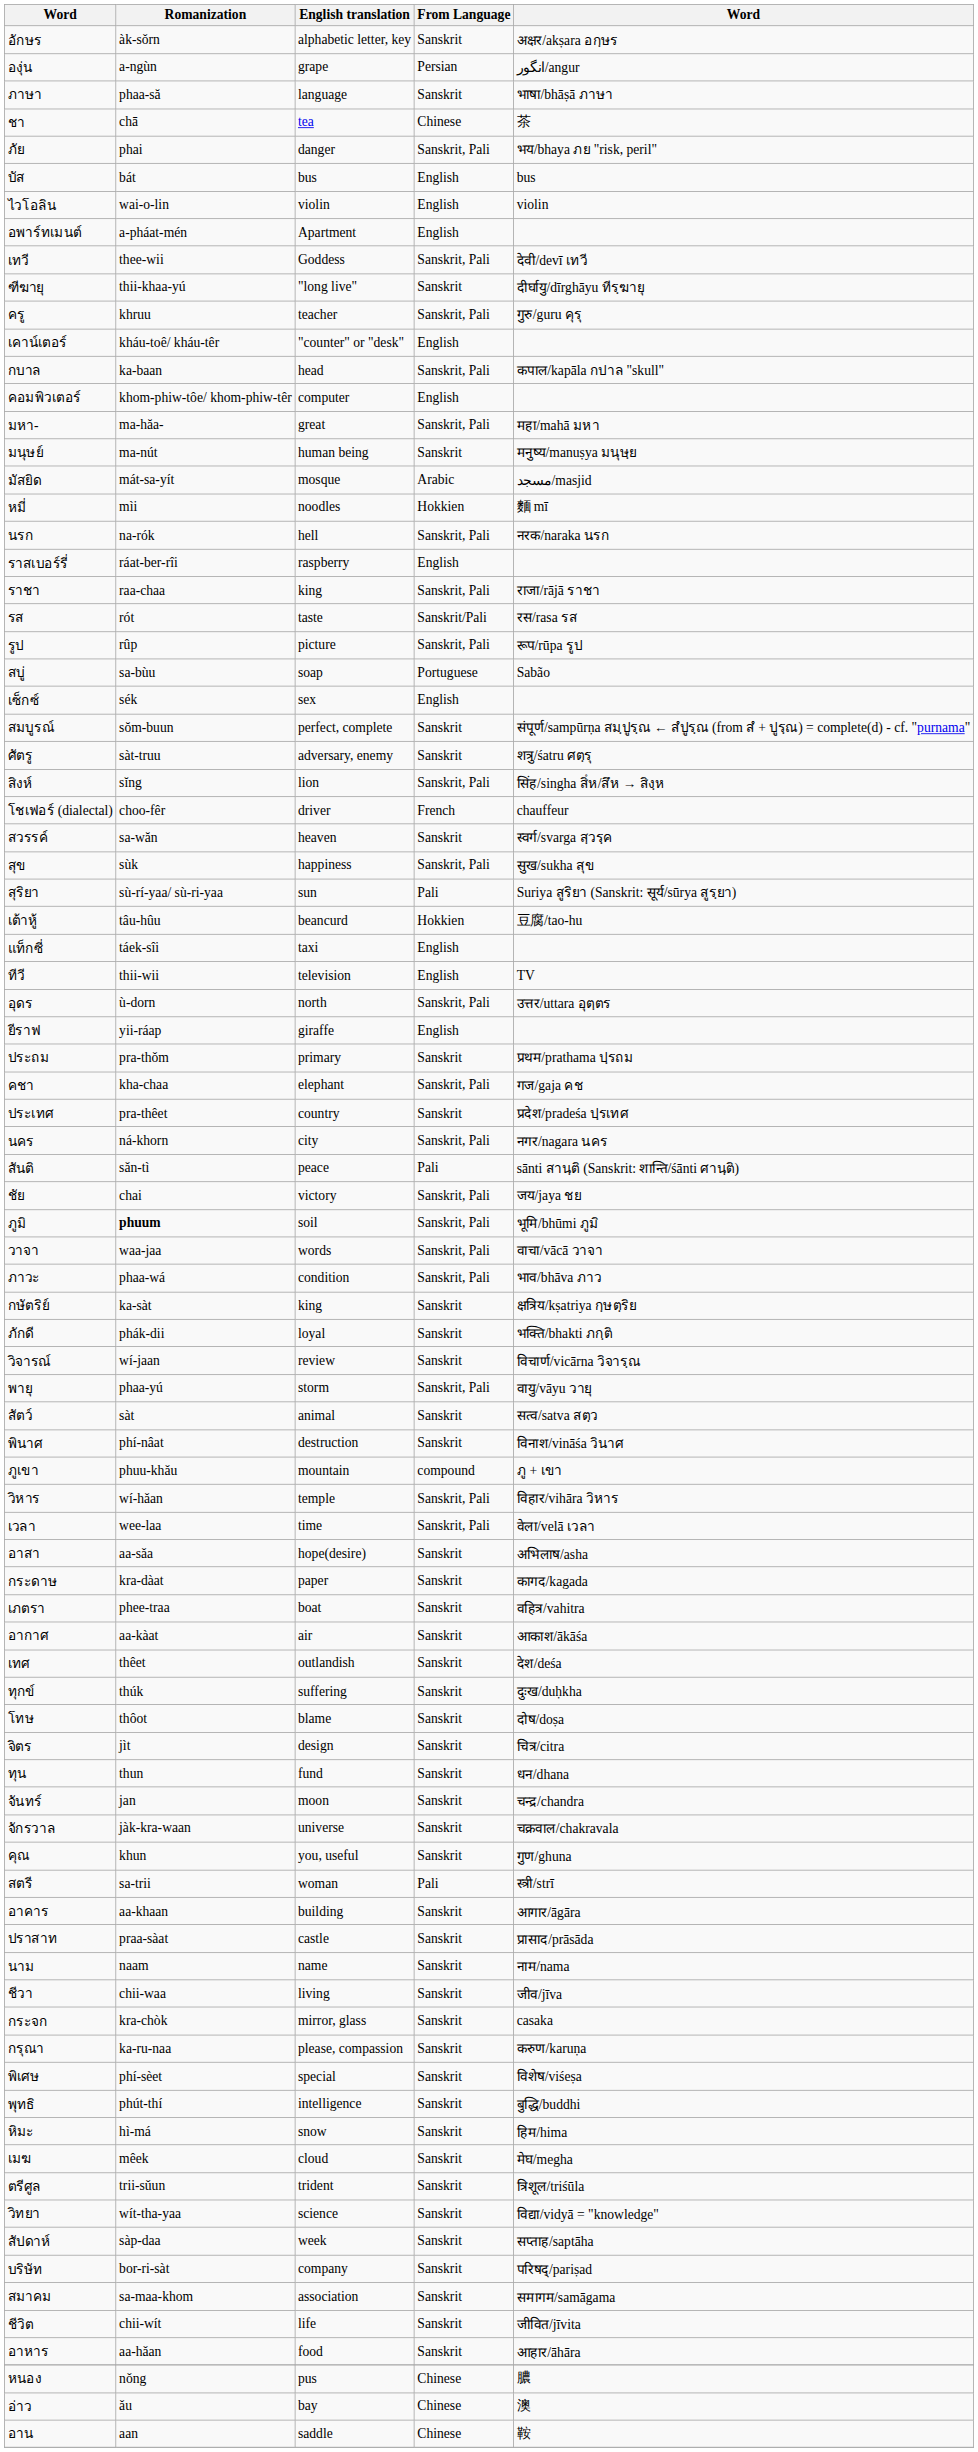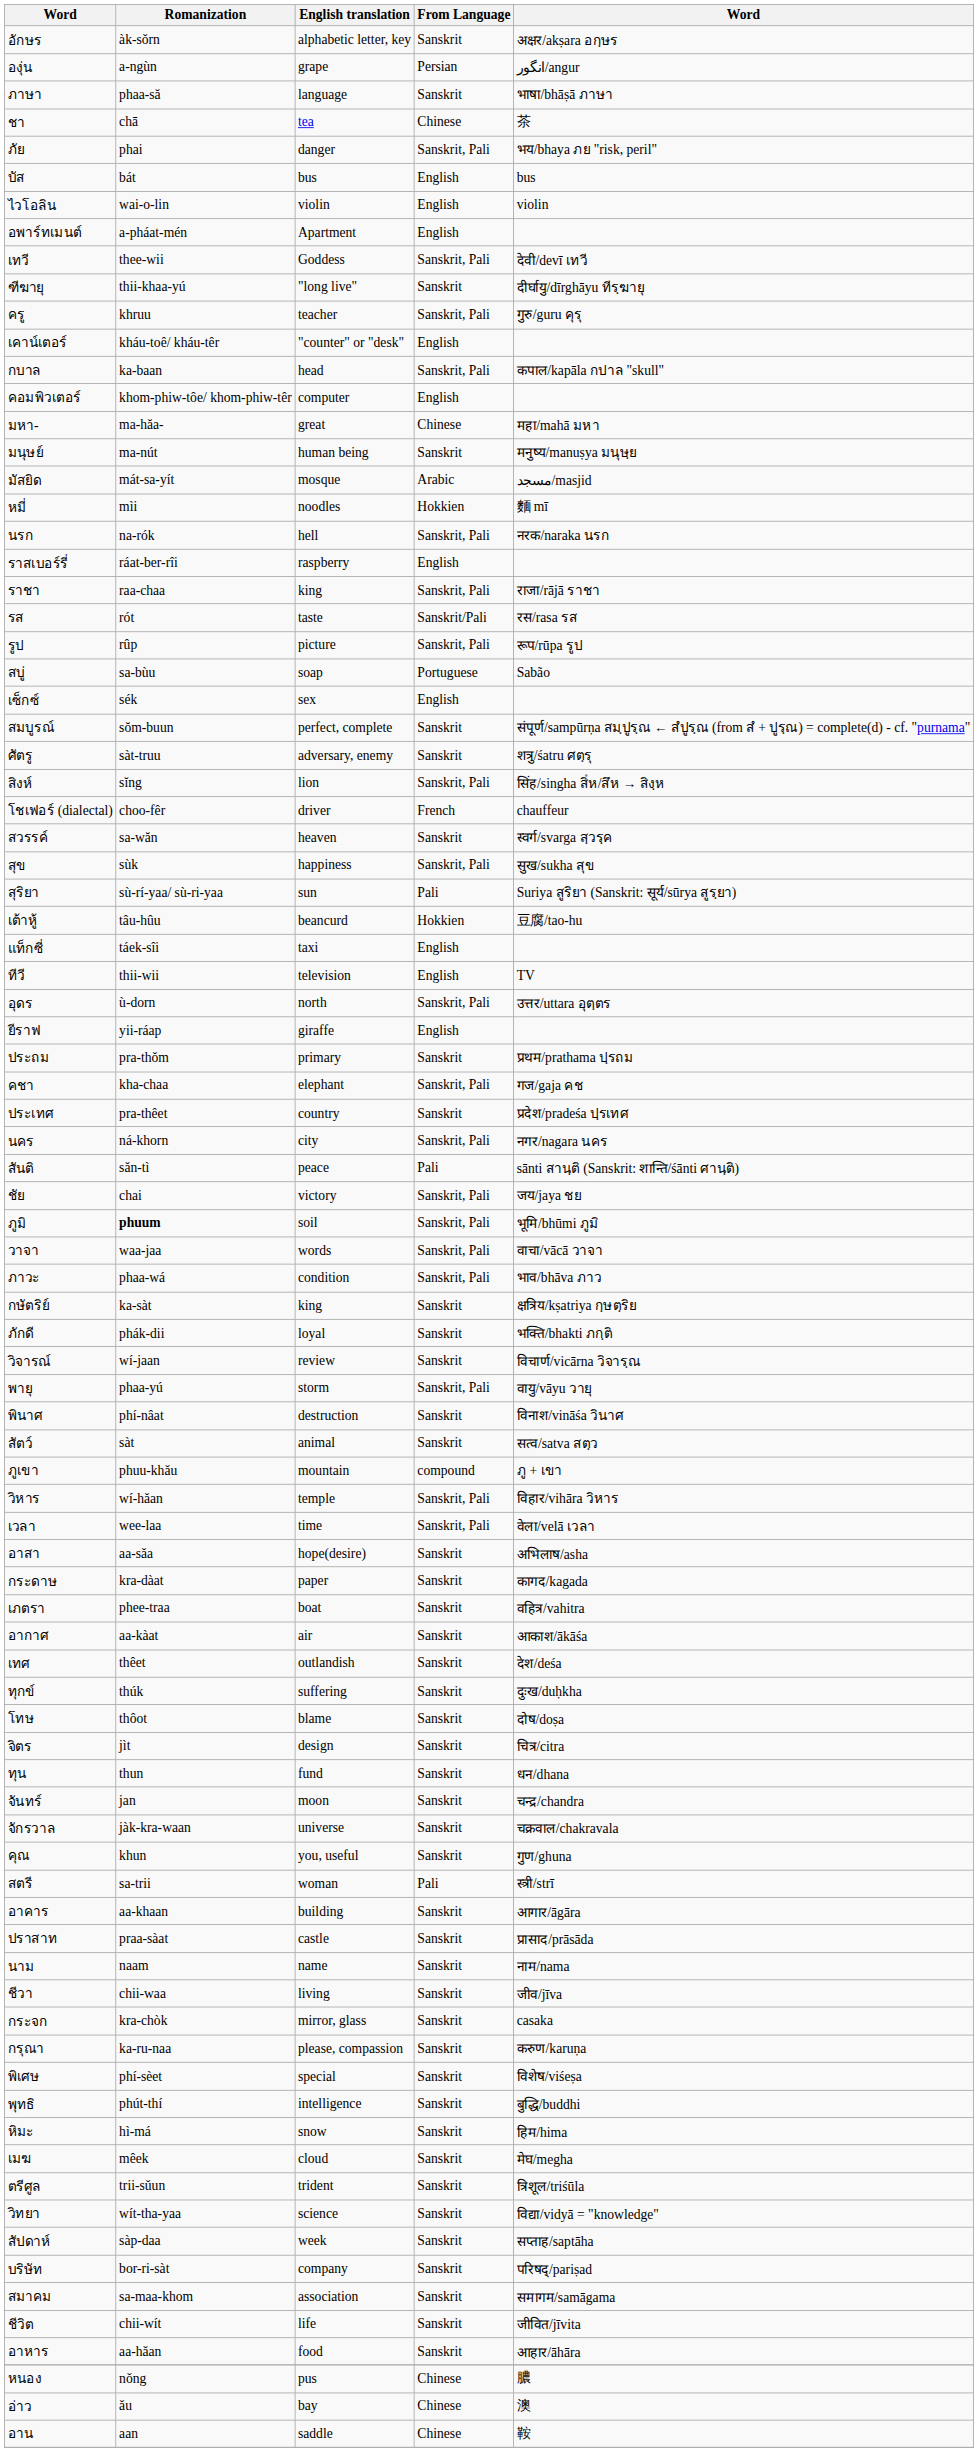(454, 425) Sanskrit, Pali -> (439, 425) Chinese
rows swapped: (20, 1416) <-> (25, 1443)
